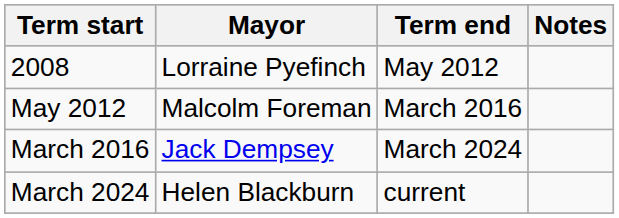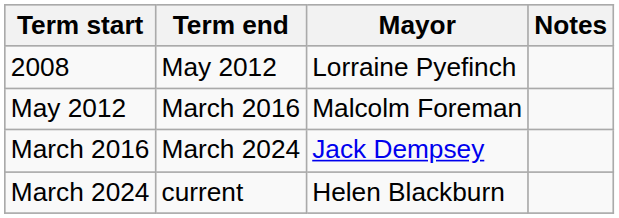columns swapped: (453, 25) <-> (267, 25)
